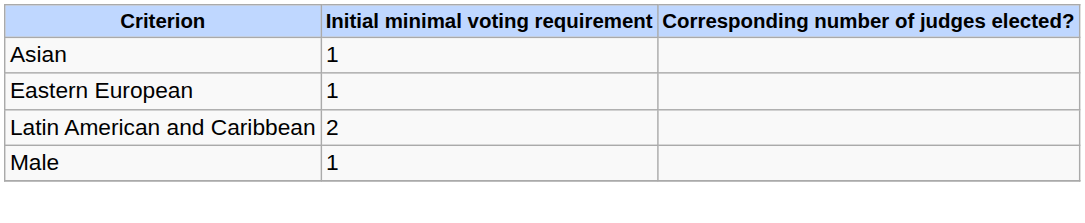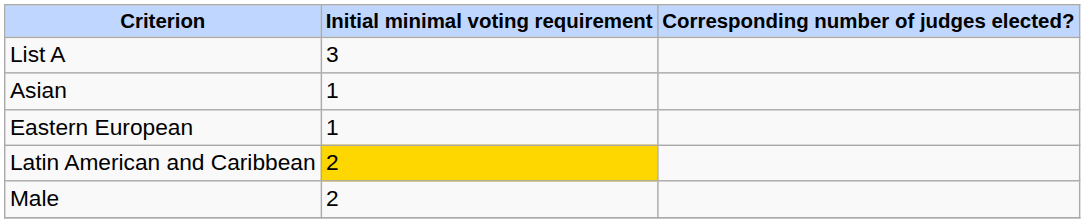+ row: (38, 54)
(332, 126) no background -> (332, 162) gold background
(332, 162) 1 -> (332, 198) 2
